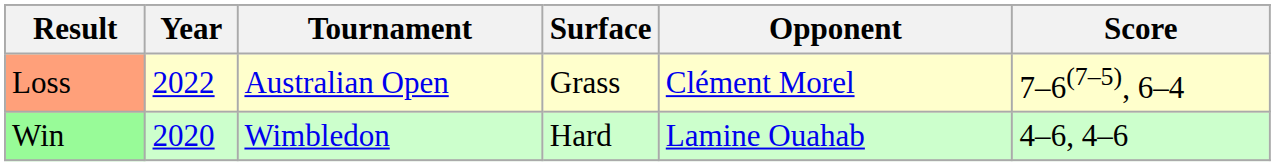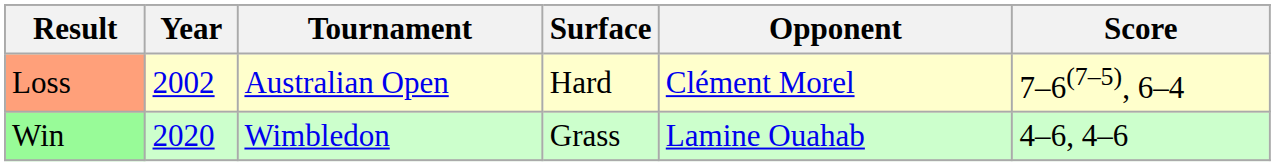(184, 82) 2022 -> (184, 82) 2002
(585, 82) Grass -> (581, 82) Hard
(581, 135) Hard -> (585, 135) Grass
